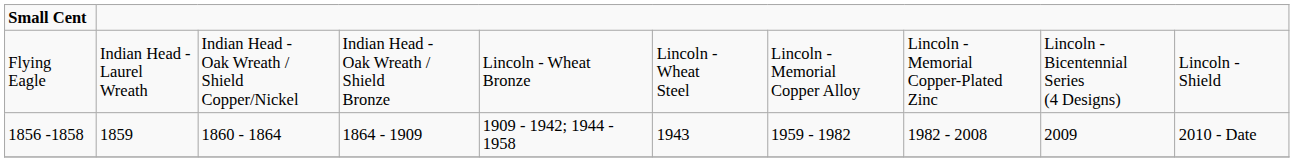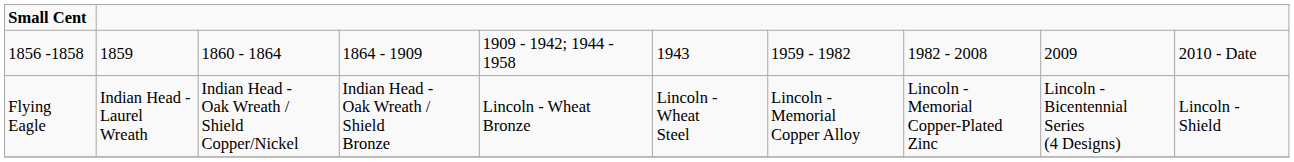rows swapped: (30, 71) <-> (46, 134)
